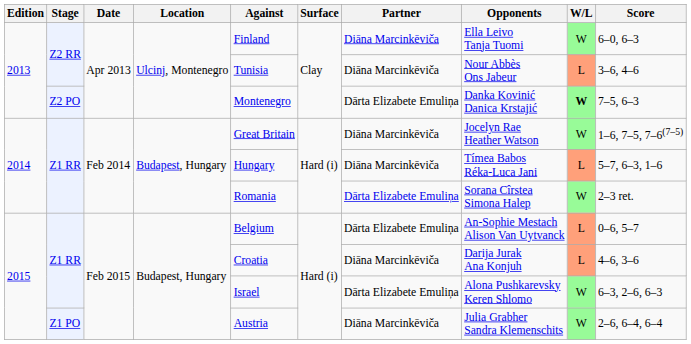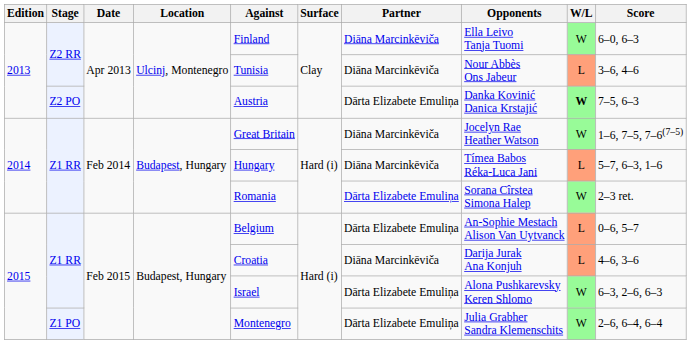(262, 102) Montenegro -> (251, 102) Austria
(251, 323) Austria -> (262, 323) Montenegro
(392, 323) Diāna Marcinkēviča -> (401, 323) Dārta Elizabete Emuliņa
